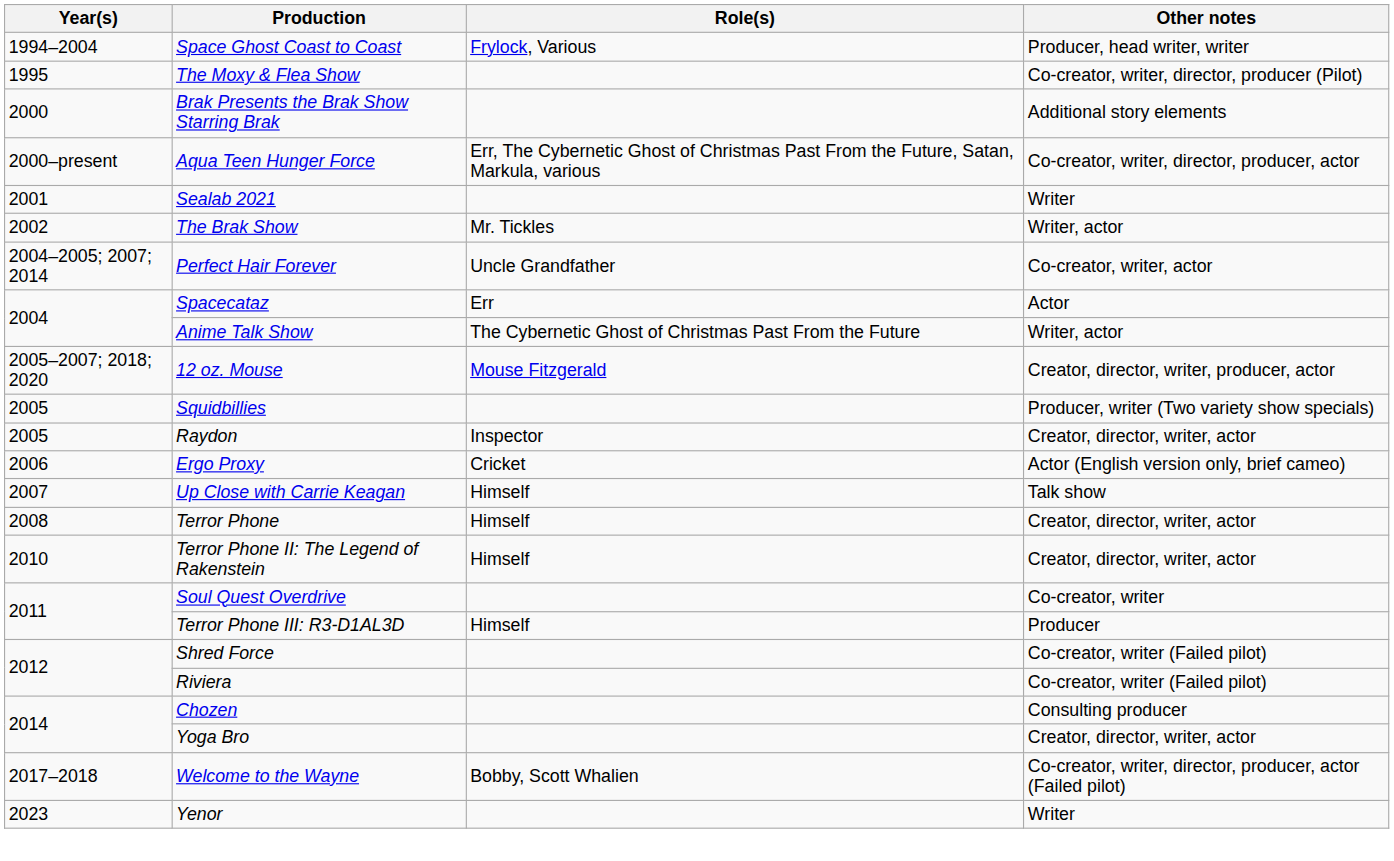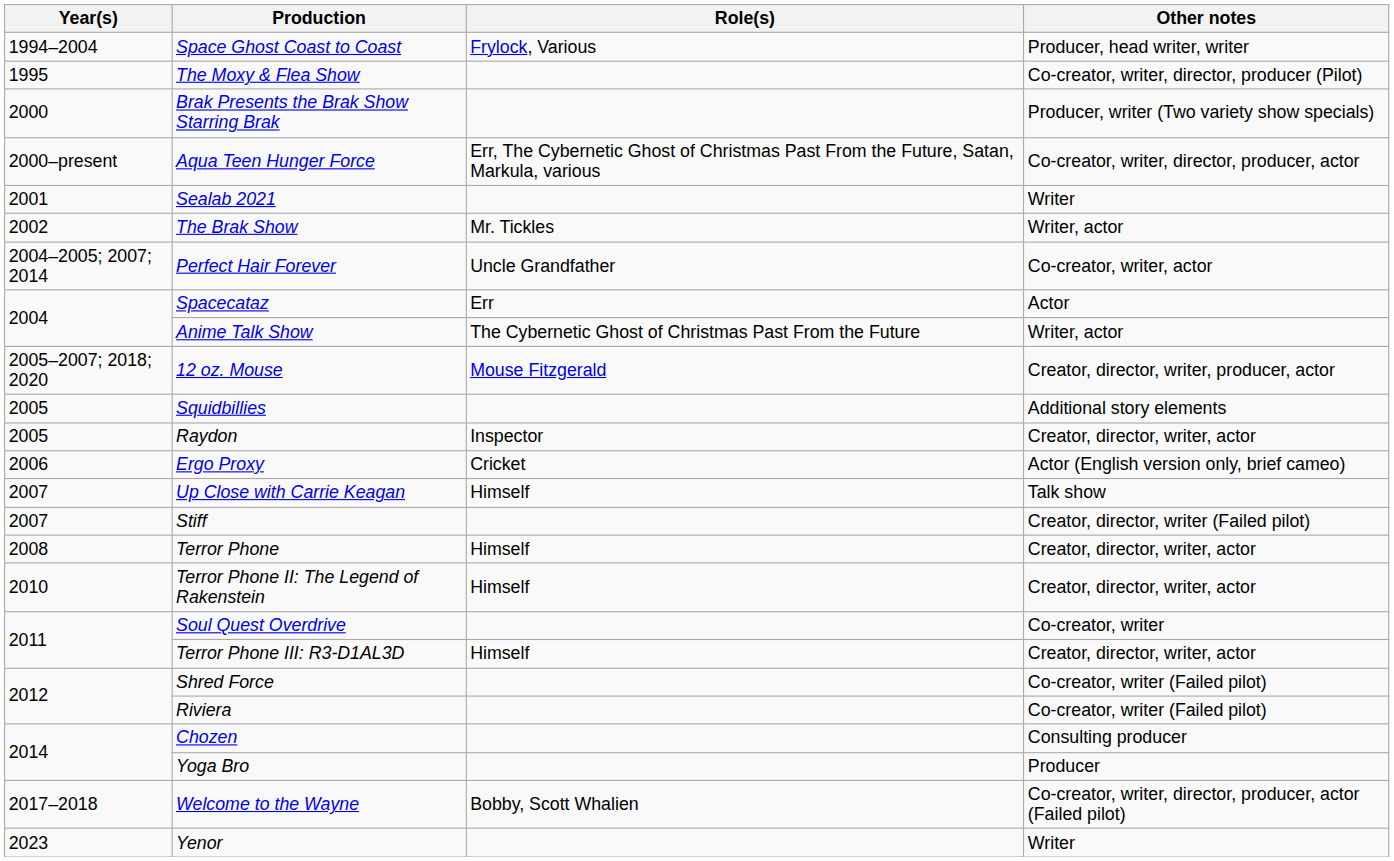(1127, 113) Additional story elements -> (1201, 113) Producer, writer (Two variety show specials)
(1201, 408) Producer, writer (Two variety show specials) -> (1127, 408) Additional story elements
+ row: (191, 520)
(1064, 625) Producer -> (1142, 653) Creator, director, writer, actor
(1142, 738) Creator, director, writer, actor -> (1064, 766) Producer
